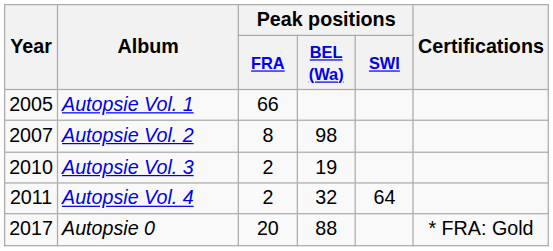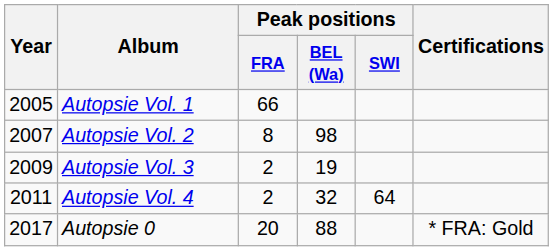(31, 167) 2010 -> (31, 167) 2009
